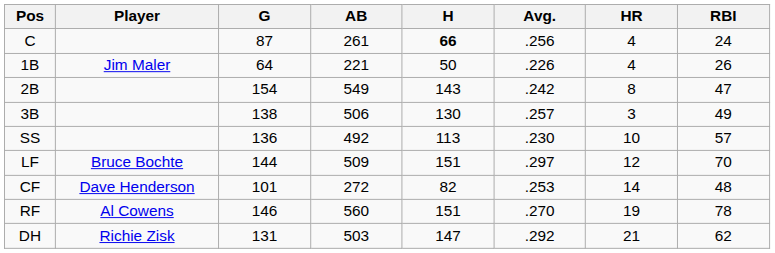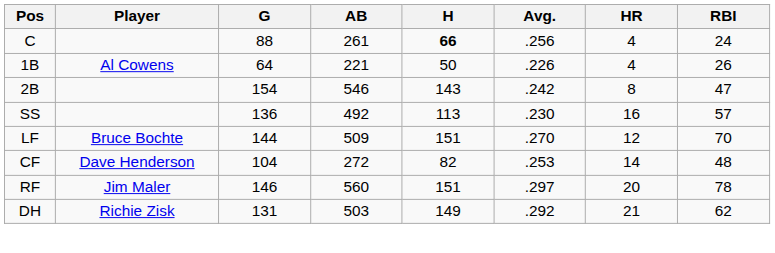(264, 41) 87 -> (264, 41) 88
(137, 65) Jim Maler -> (137, 65) Al Cowens
(356, 89) 549 -> (356, 89) 546
- row: (30, 114)
(631, 138) 10 -> (631, 114) 16
(540, 162) .297 -> (540, 138) .270
(264, 187) 101 -> (264, 162) 104
(137, 211) Al Cowens -> (137, 187) Jim Maler
(540, 211) .270 -> (540, 187) .297
(631, 211) 19 -> (631, 187) 20
(448, 235) 147 -> (448, 211) 149
